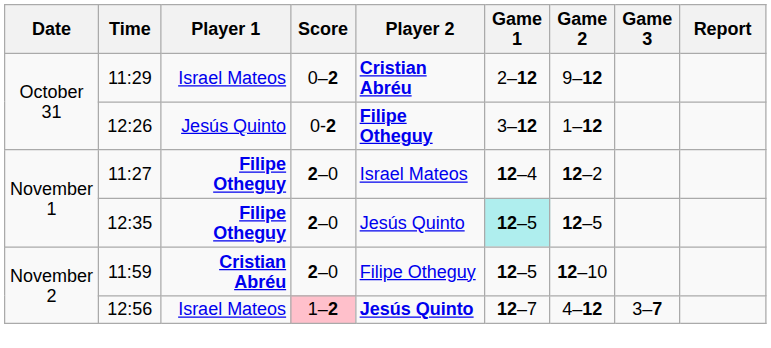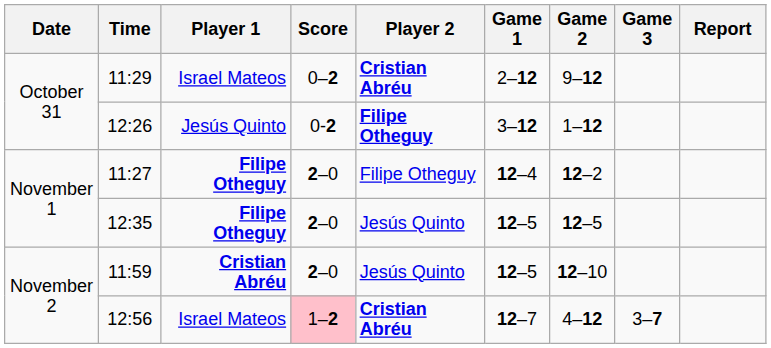(414, 175) Israel Mateos -> (418, 175) Filipe Otheguy
(517, 223) paleturquoise background -> (517, 223) no background
(418, 271) Filipe Otheguy -> (412, 271) Jesús Quinto
(417, 310) Jesús Quinto -> (393, 320) Cristian Abréu
